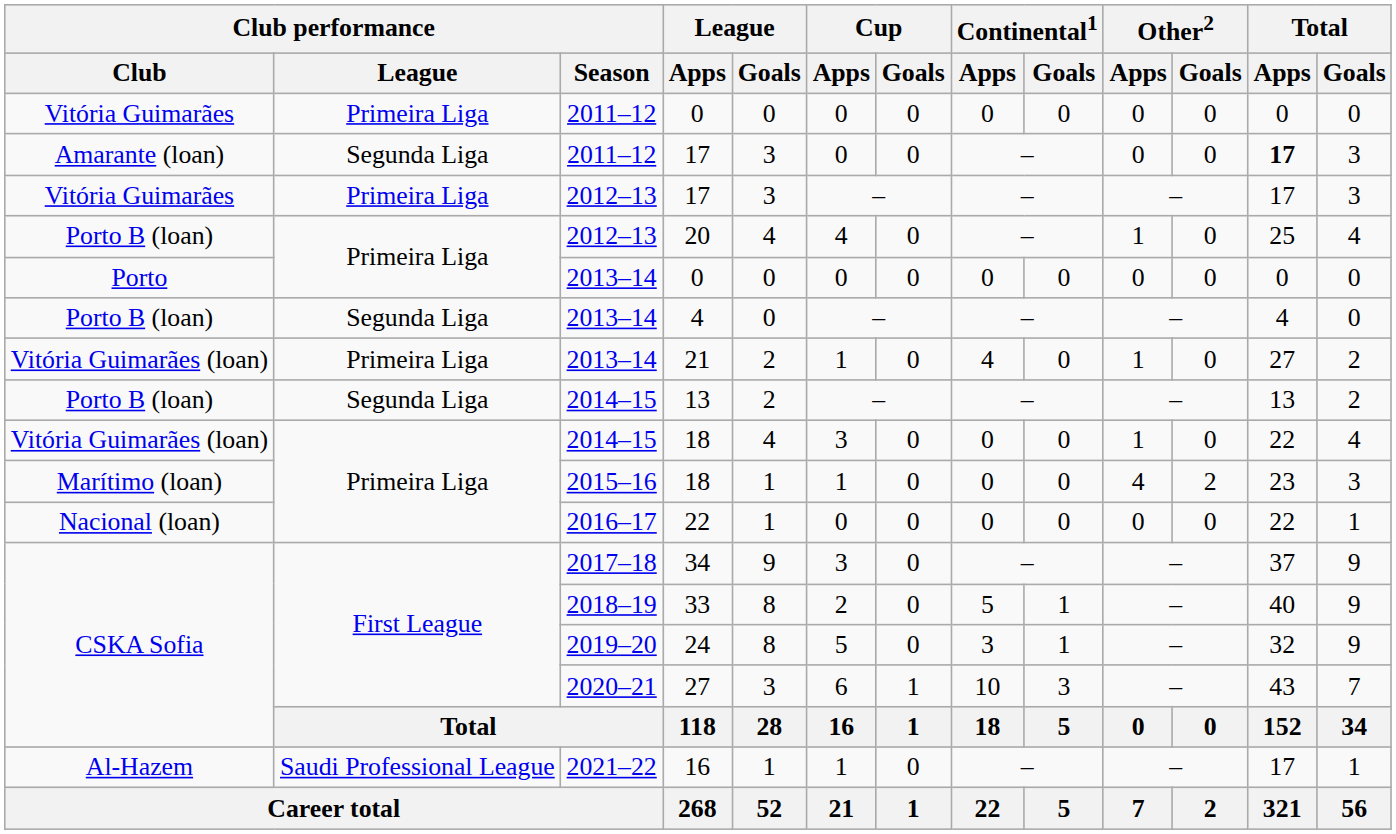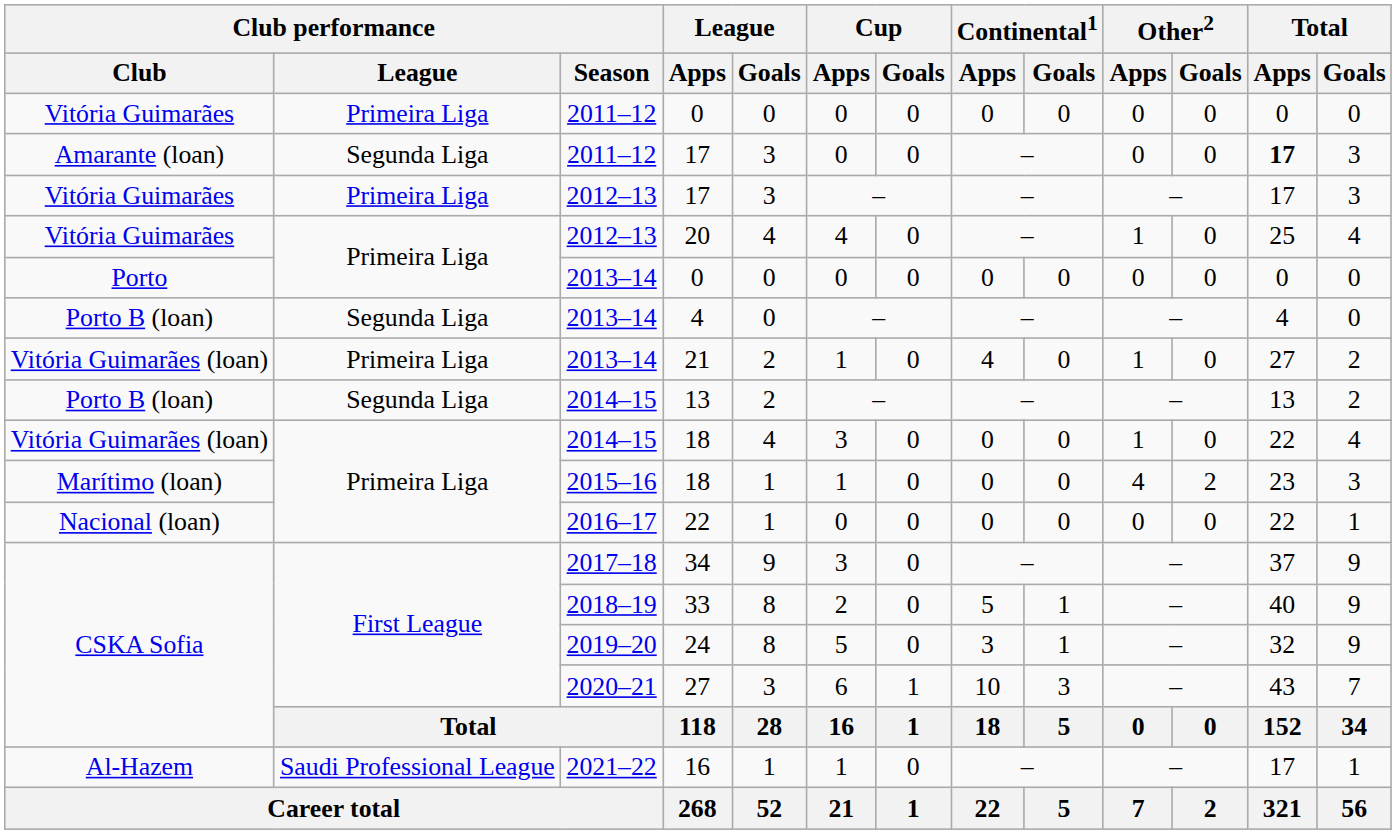(139, 236) Porto B (loan) -> (139, 236) Vitória Guimarães
